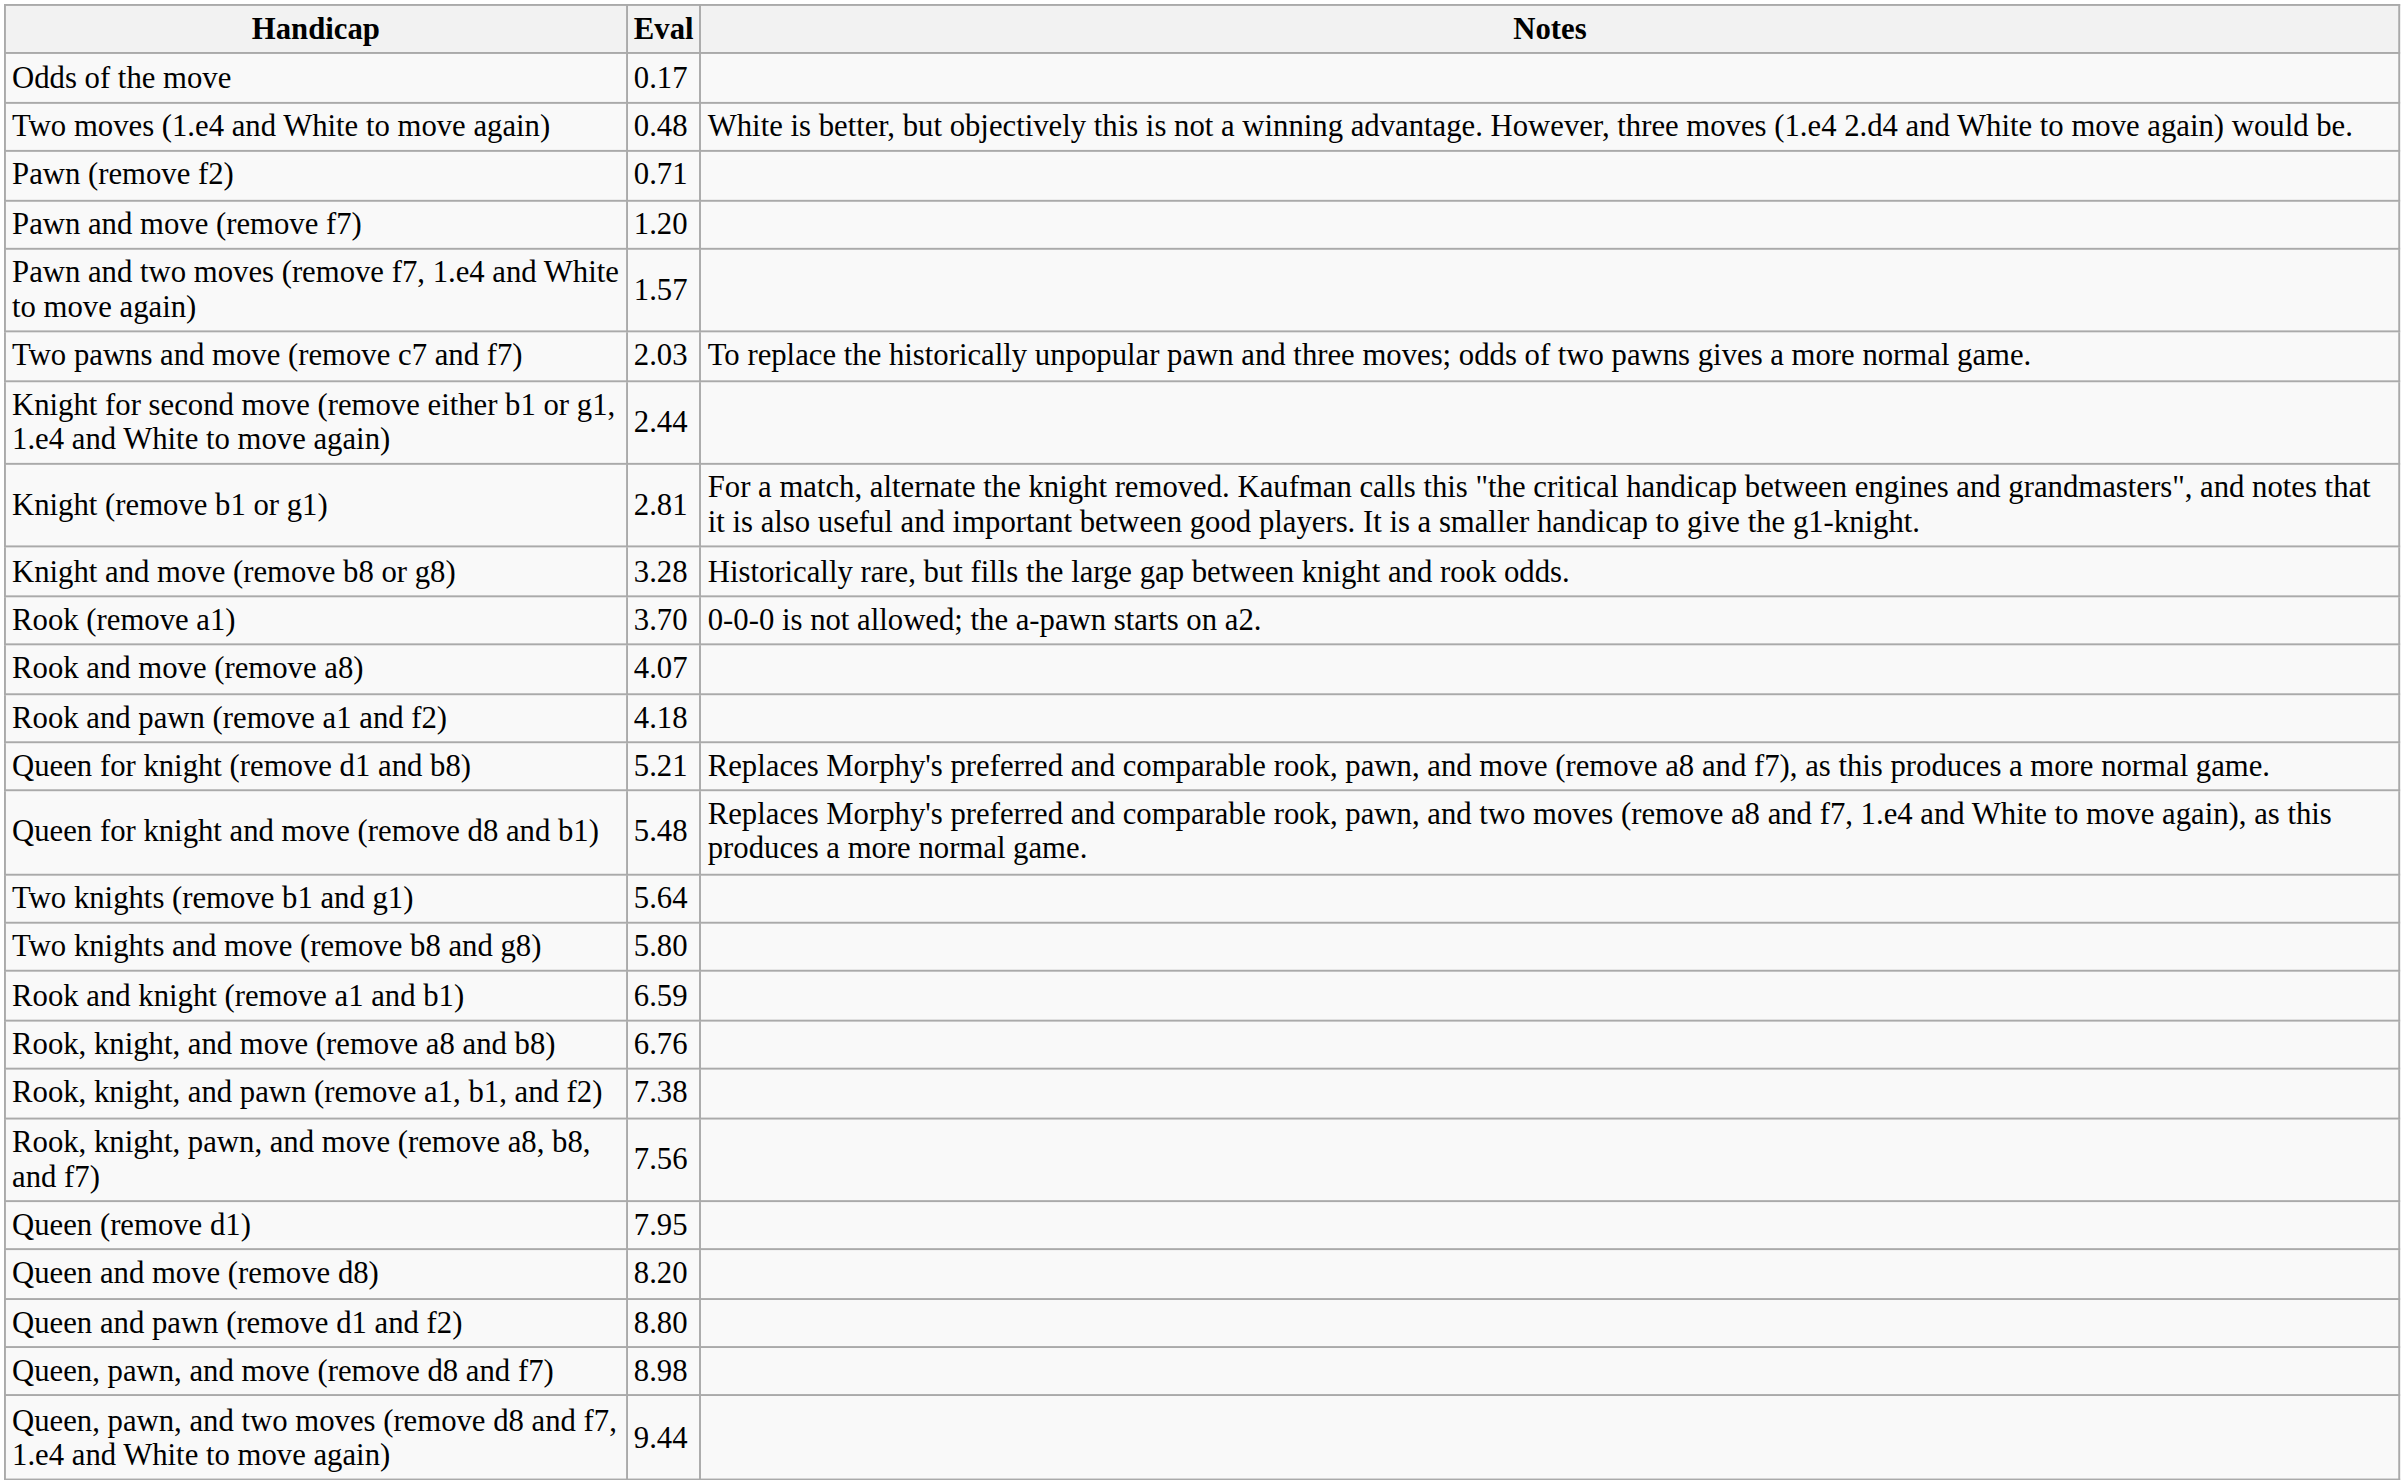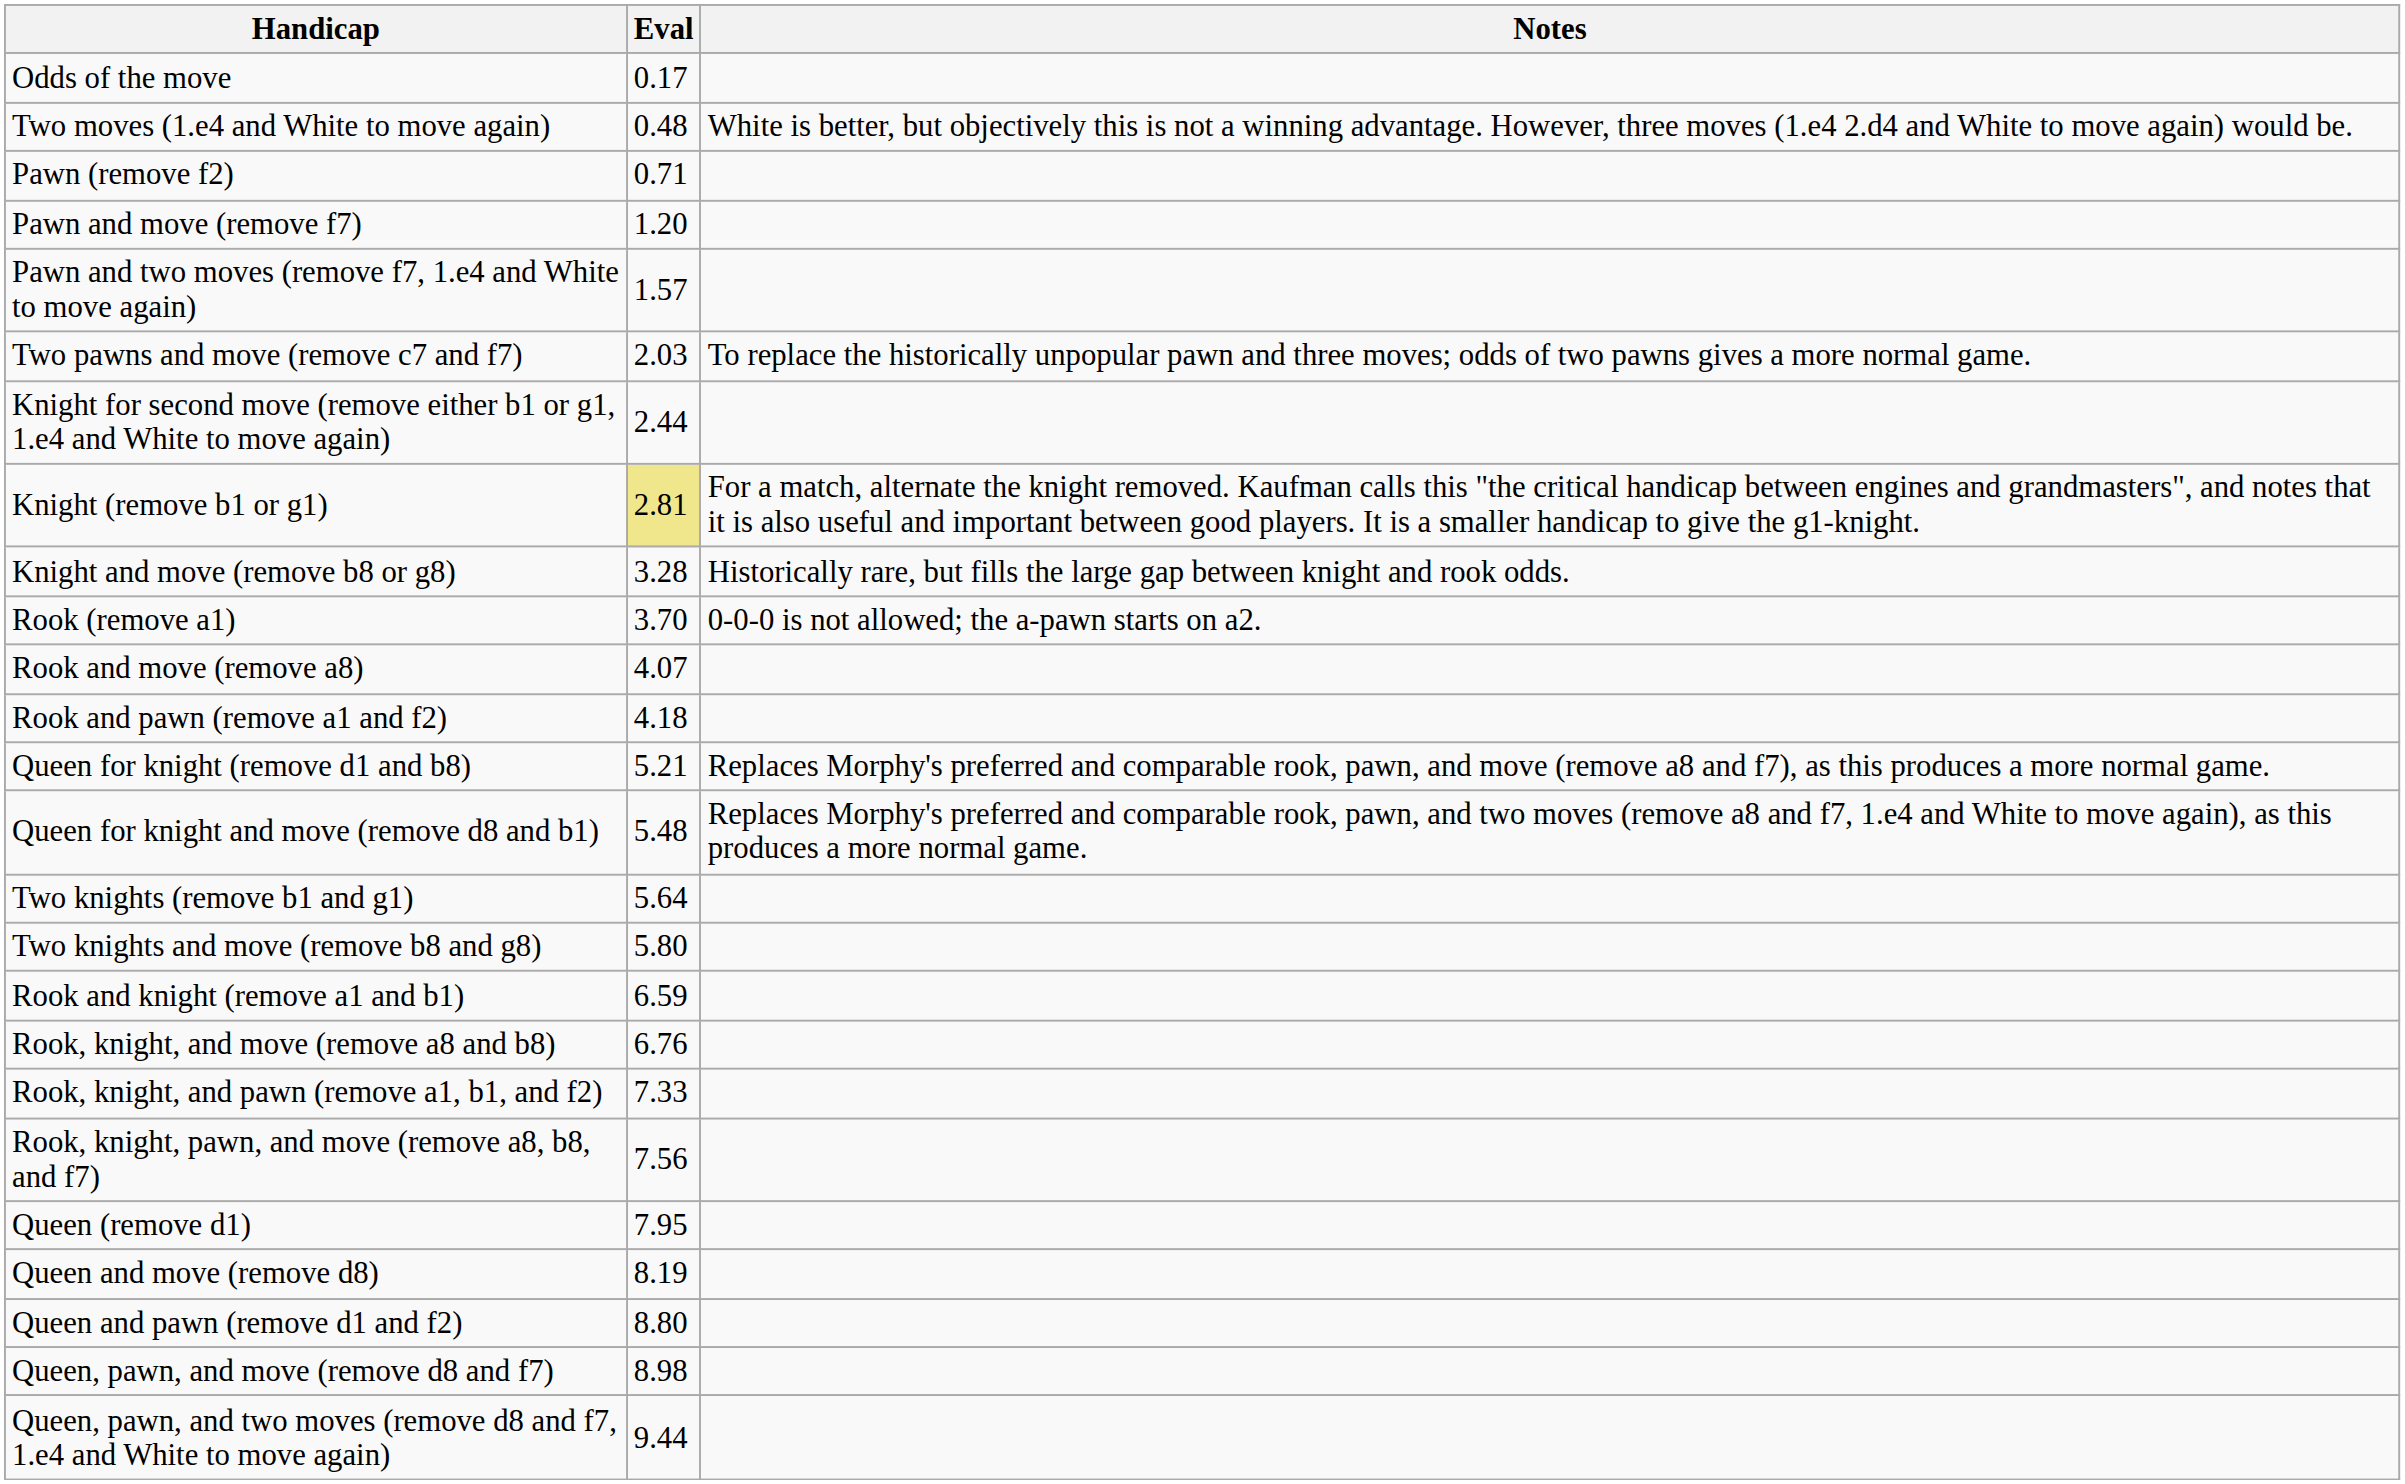(661, 505) no background -> (661, 505) khaki background
(661, 1092) 7.38 -> (661, 1092) 7.33
(661, 1273) 8.20 -> (661, 1273) 8.19
